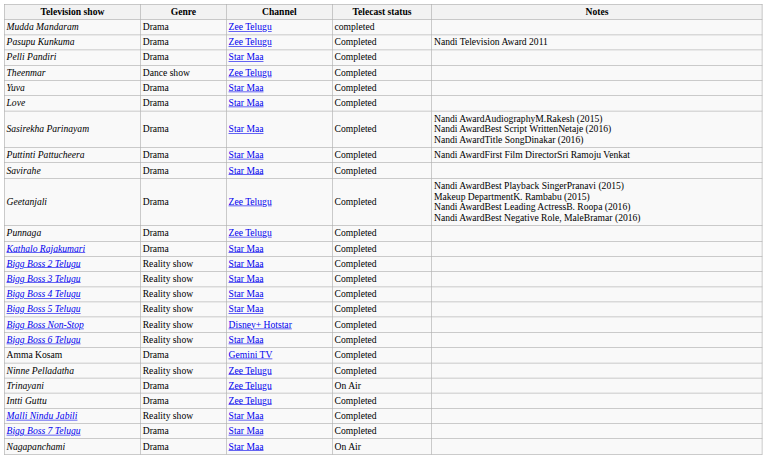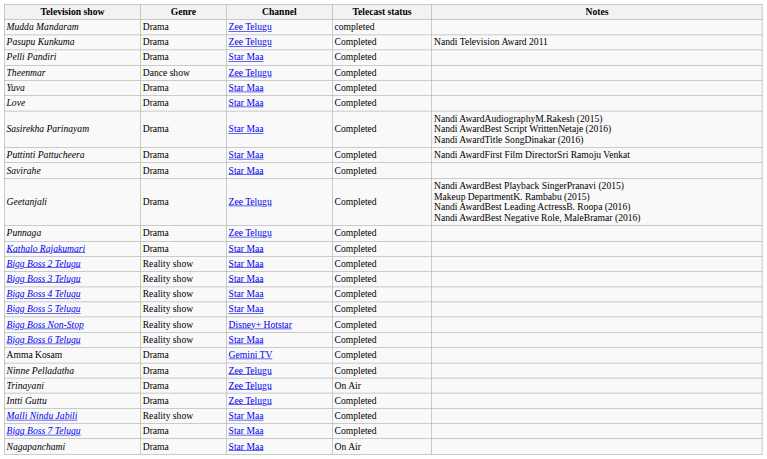(168, 370) Reality show -> (156, 370) Drama
